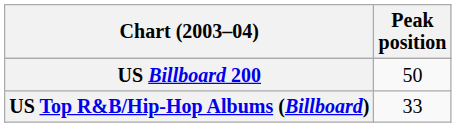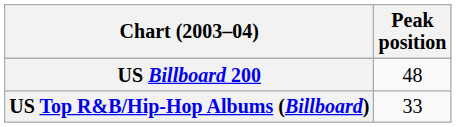(412, 74) 50 -> (412, 74) 48
